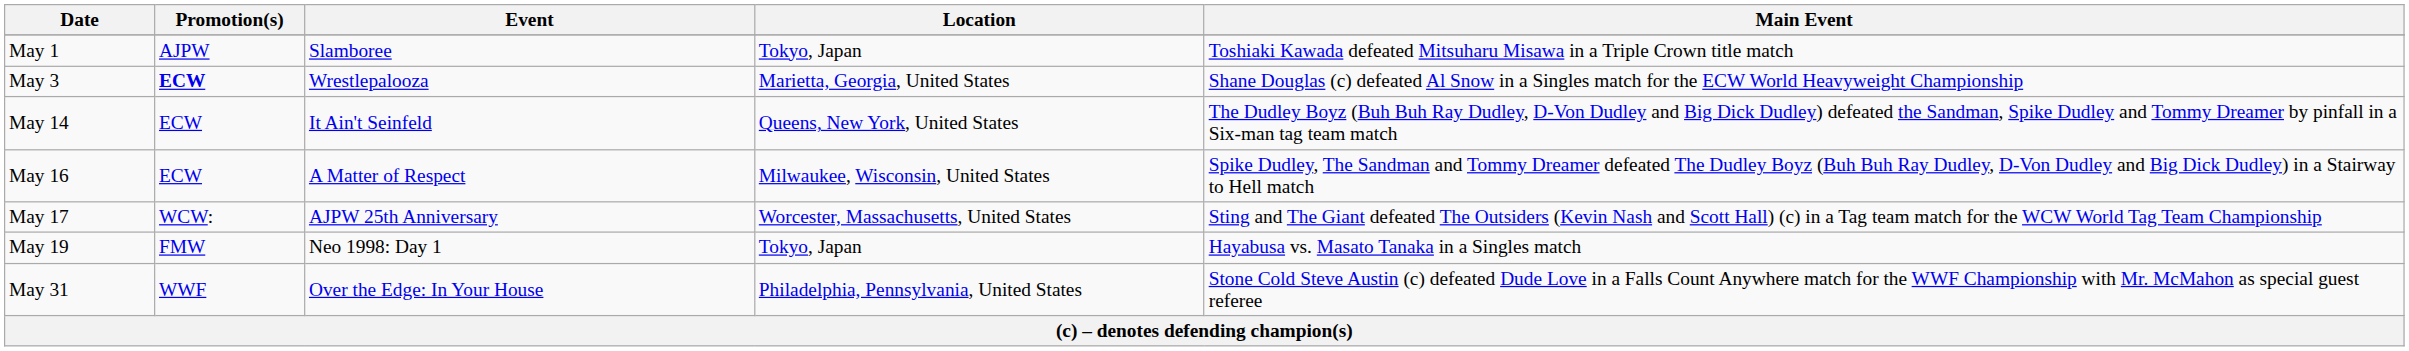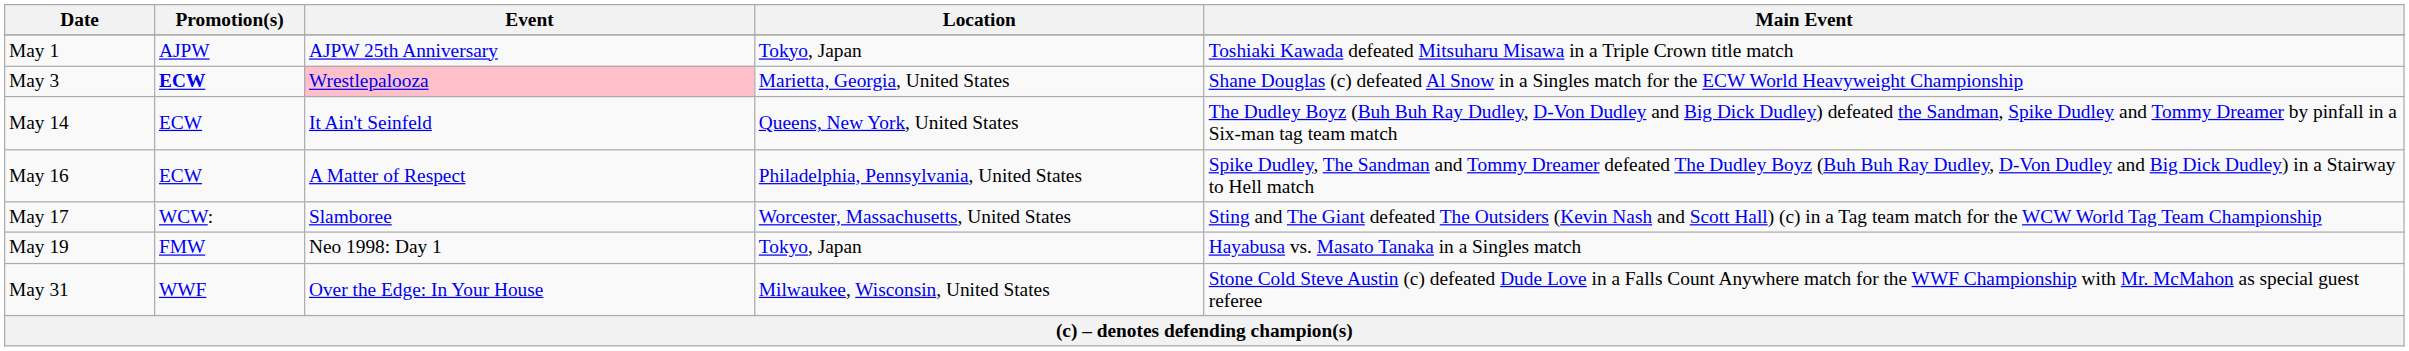(350, 50) Slamboree -> (403, 50) AJPW 25th Anniversary
(369, 81) no background -> (369, 81) pink background
(904, 175) Milwaukee, Wisconsin, United States -> (920, 175) Philadelphia, Pennsylvania, United States
(403, 216) AJPW 25th Anniversary -> (350, 216) Slamboree
(920, 289) Philadelphia, Pennsylvania, United States -> (904, 289) Milwaukee, Wisconsin, United States
